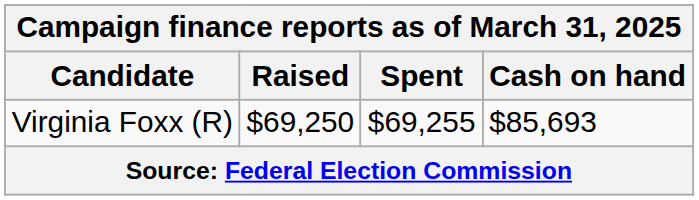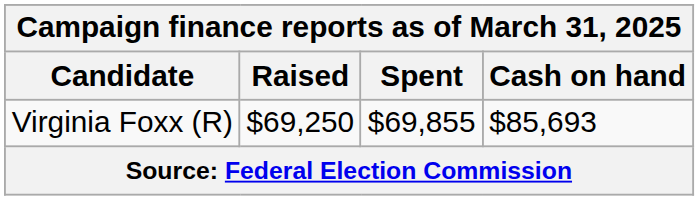(422, 122) $69,255 -> (422, 122) $69,855
